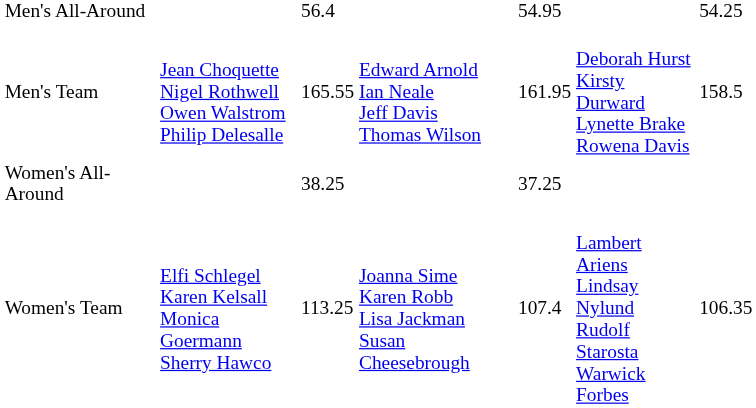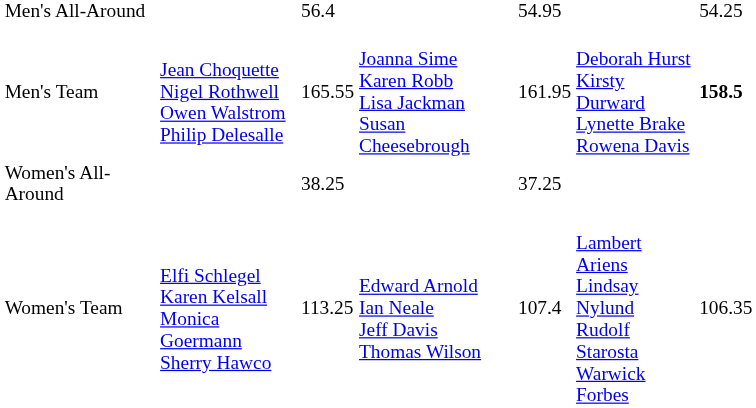(420, 102) Edward Arnold Ian Neale Jeff Davis Thomas Wilson -> (414, 102) Joanna Sime Karen Robb Lisa Jackman Susan Cheesebrough
(721, 91) normal -> (721, 91) bold
(414, 318) Joanna Sime Karen Robb Lisa Jackman Susan Cheesebrough -> (420, 318) Edward Arnold Ian Neale Jeff Davis Thomas Wilson
